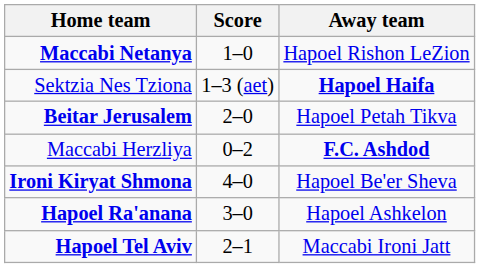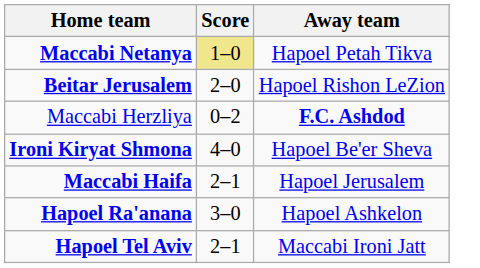(238, 52) no background -> (225, 52) khaki background
(376, 52) Hapoel Rishon LeZion -> (352, 52) Hapoel Petah Tikva
- row: (113, 85)
(376, 117) Hapoel Petah Tikva -> (352, 85) Hapoel Rishon LeZion
+ row: (128, 181)
